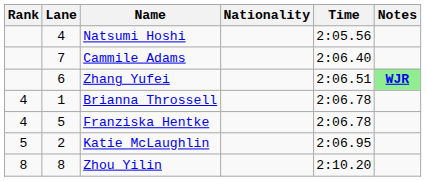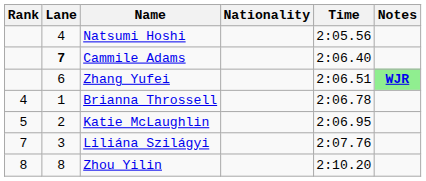(61, 58) normal -> (61, 58) bold
- row: (146, 122)
+ row: (146, 144)
